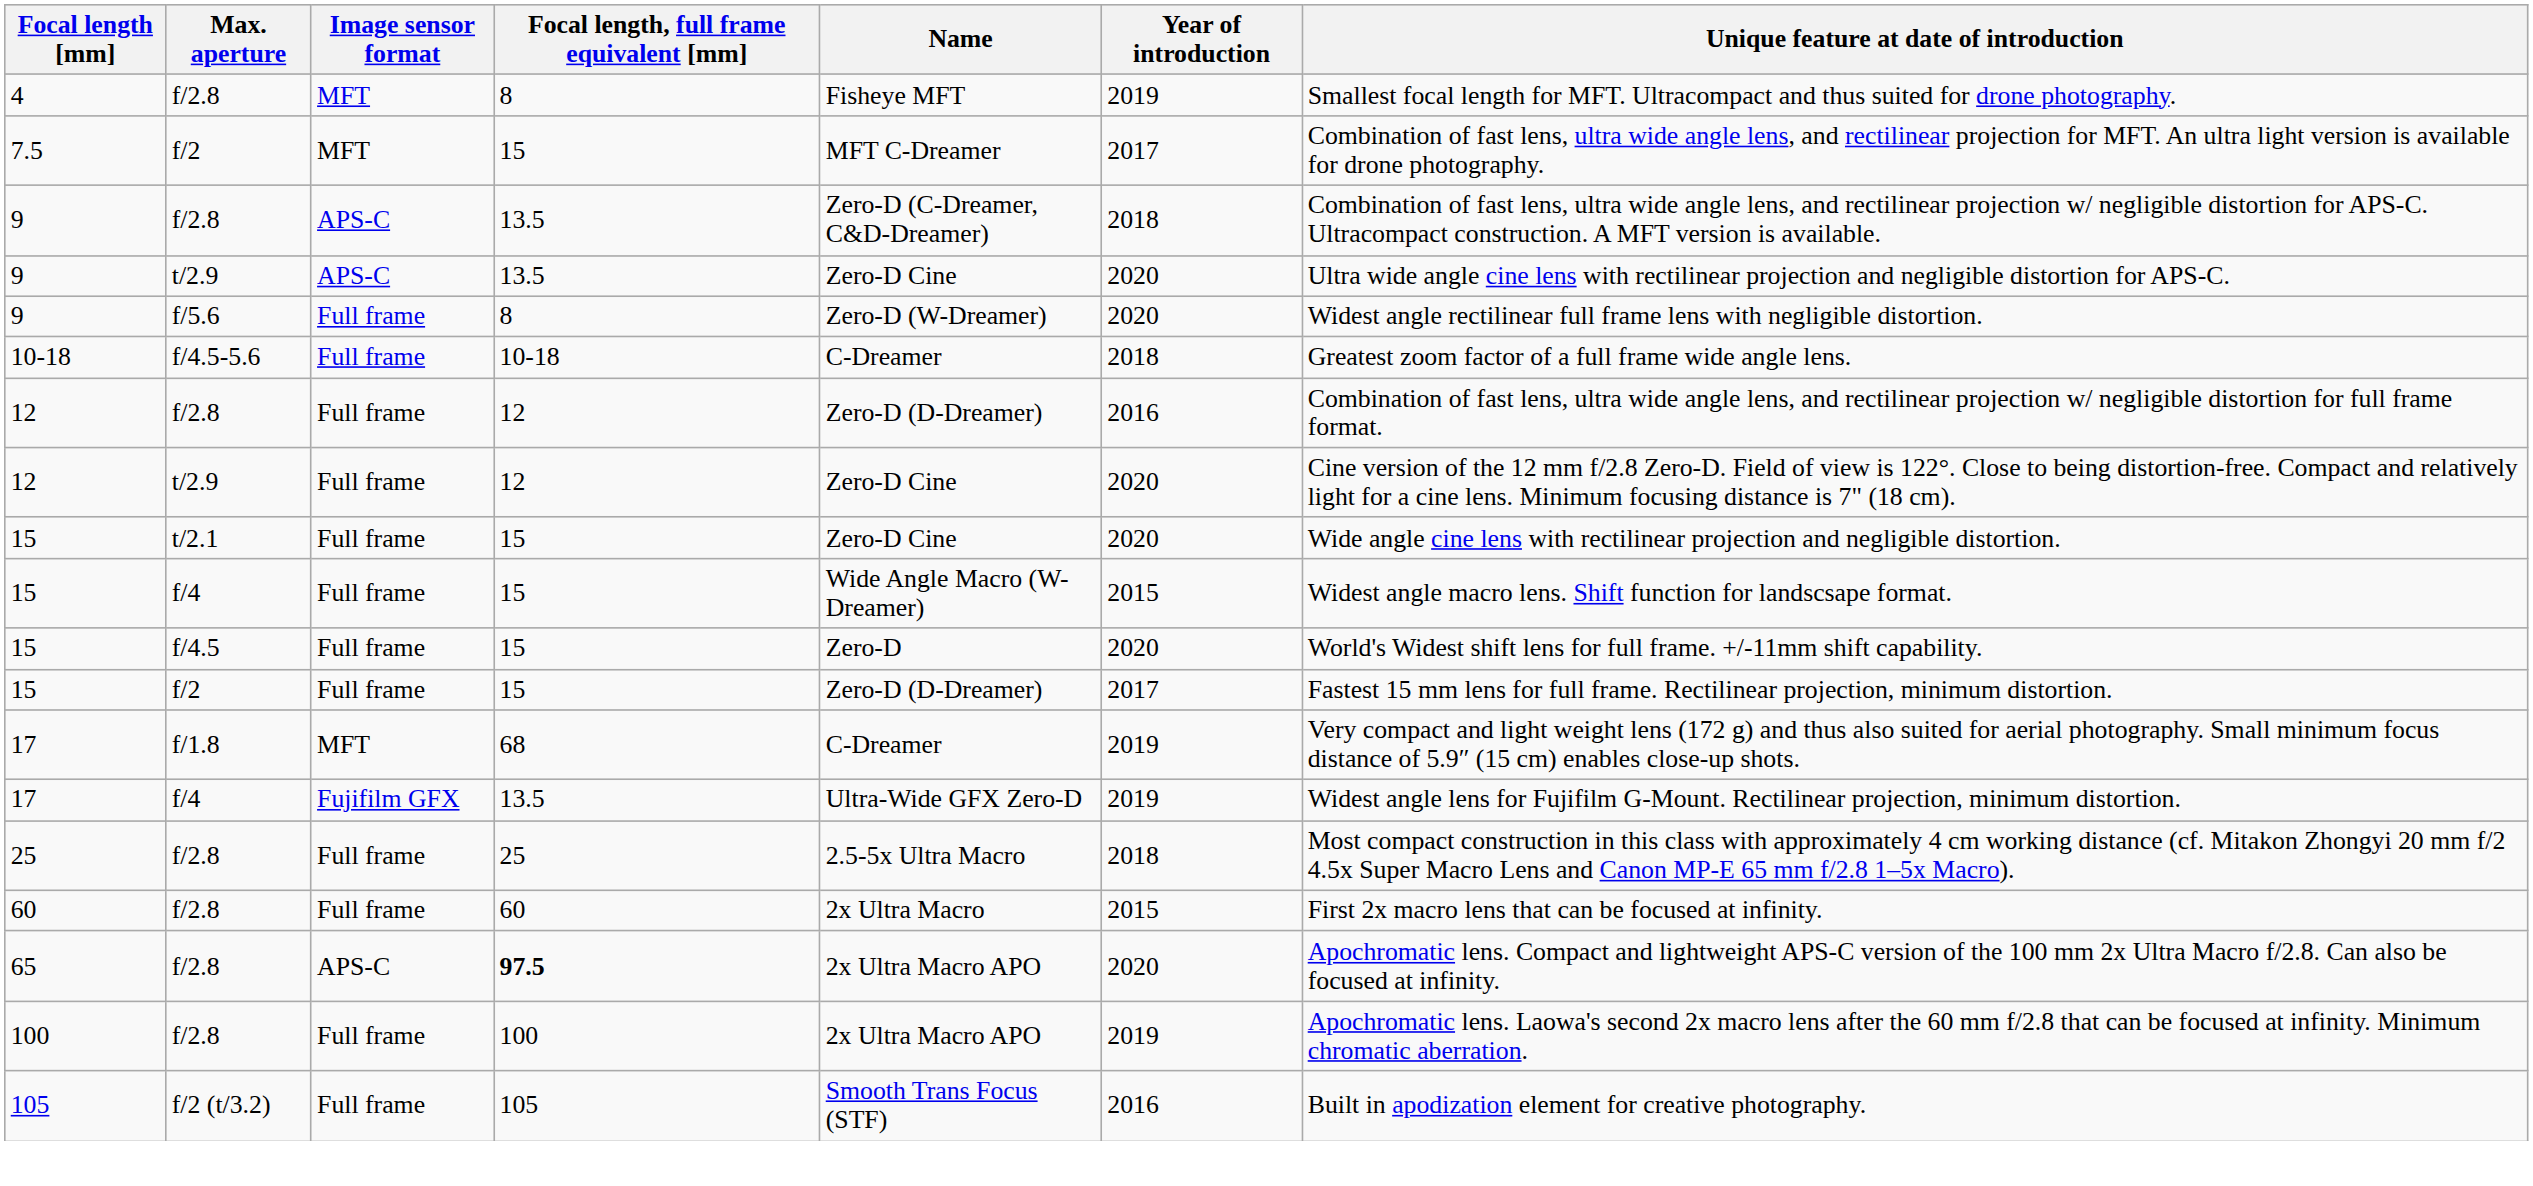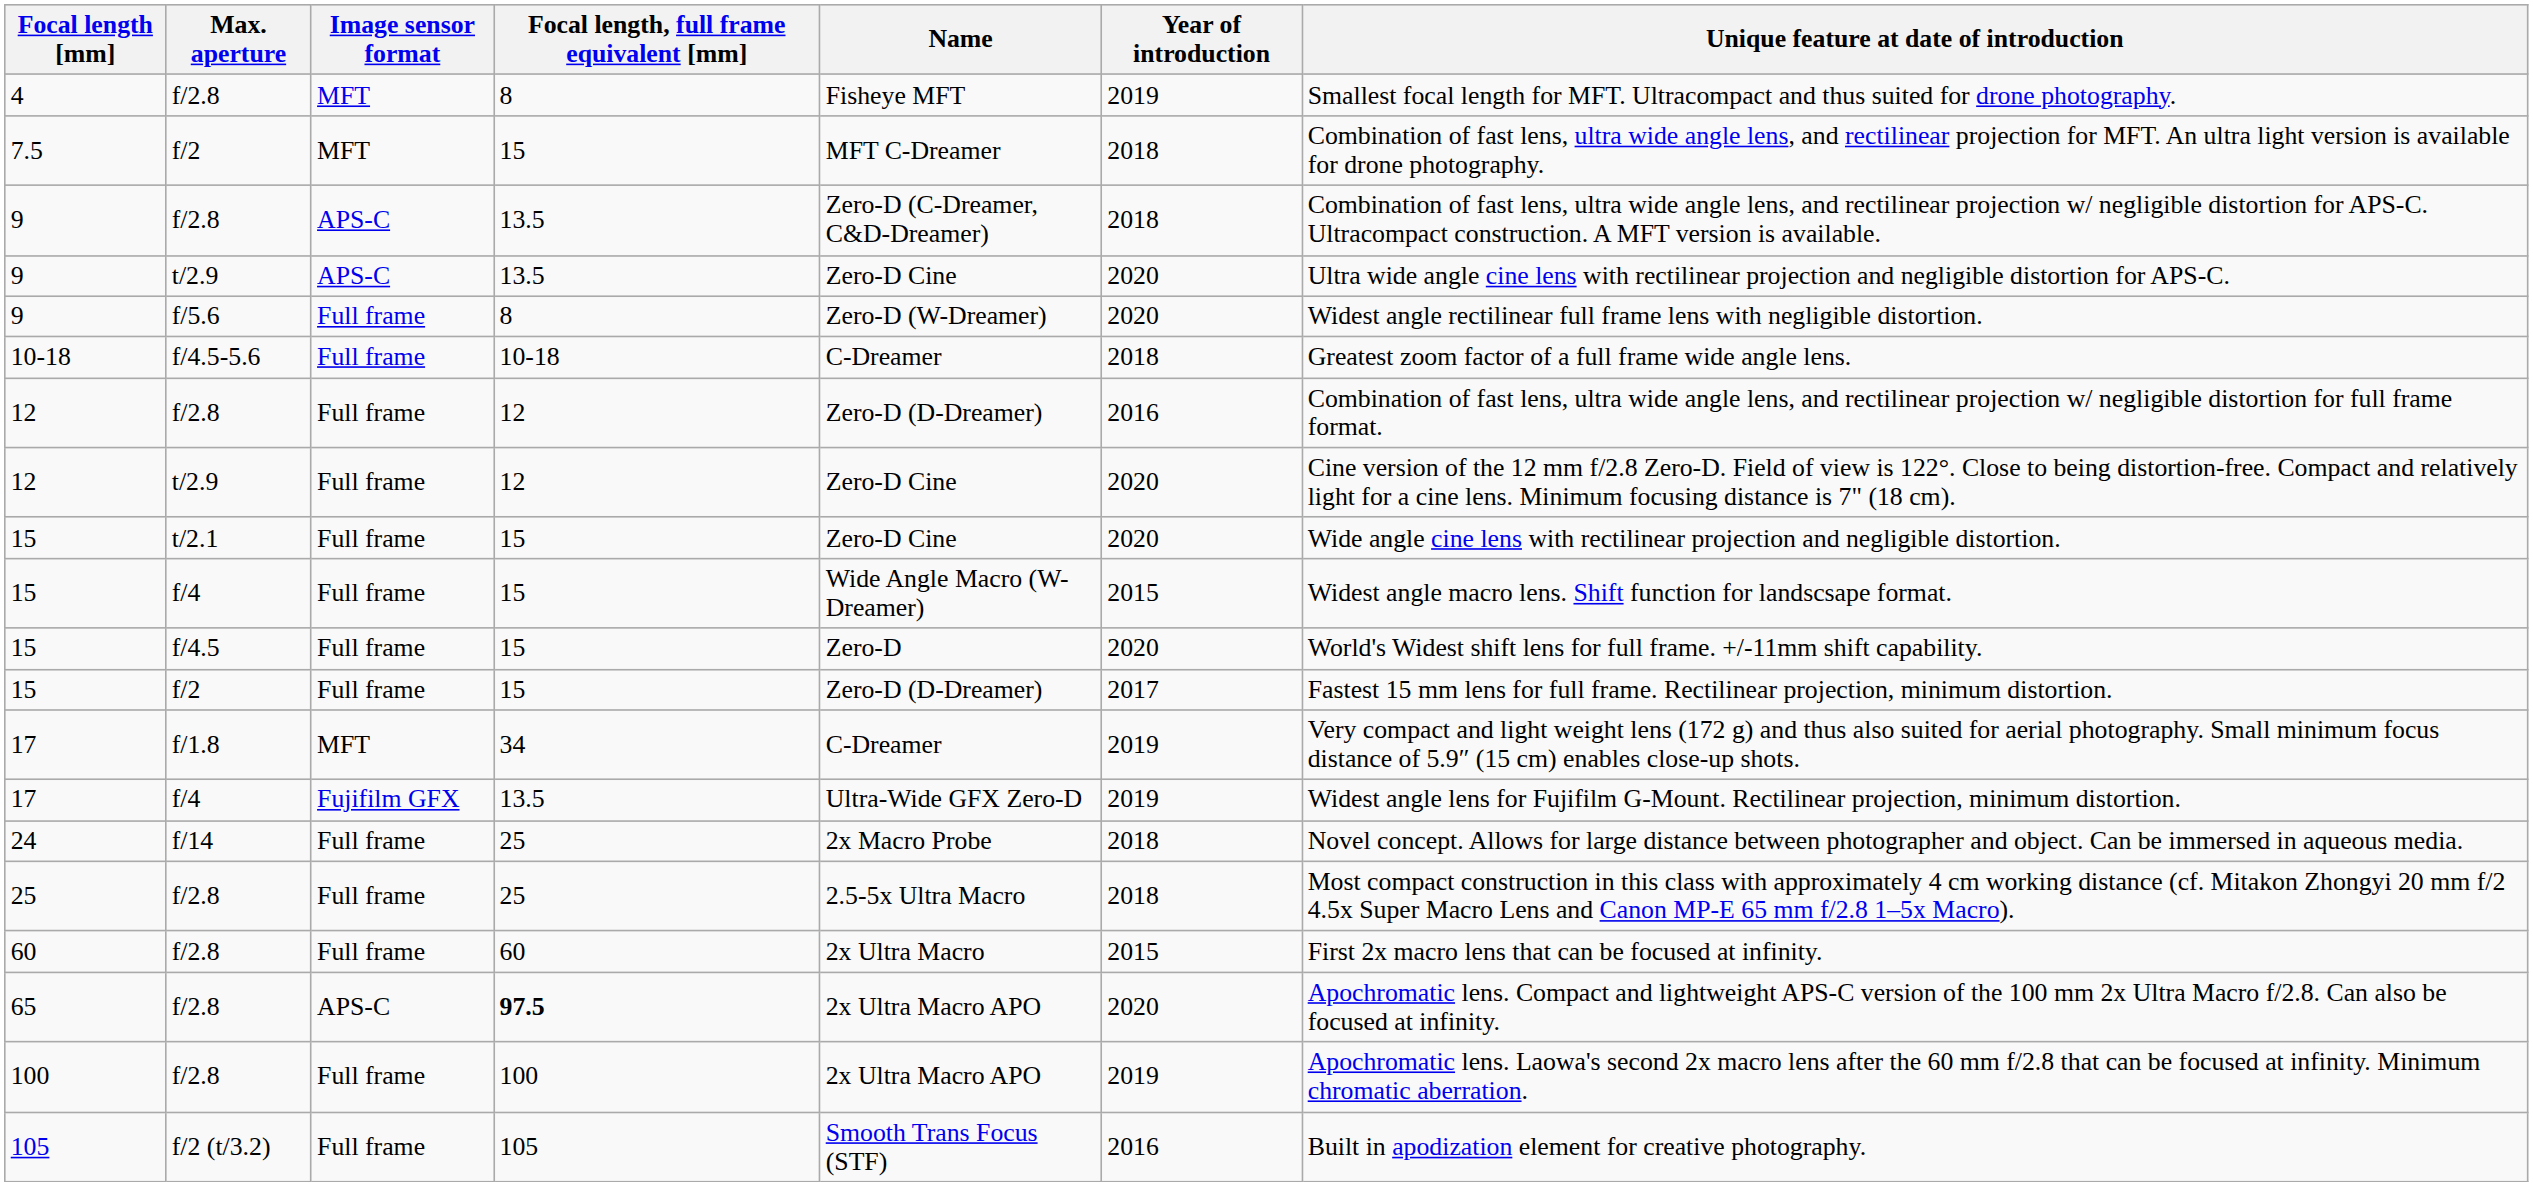(1133, 150) 2017 -> (1133, 150) 2018
(512, 744) 68 -> (512, 744) 34
+ row: (24, 840)
